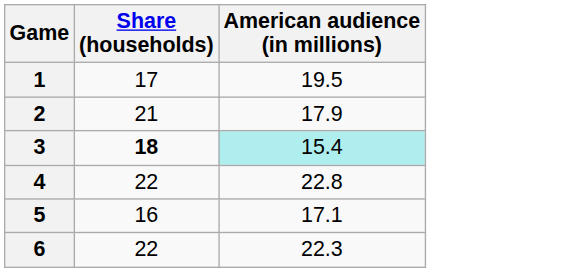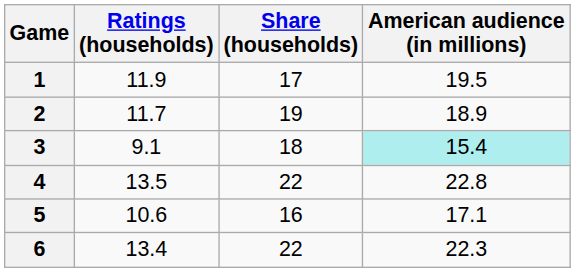+ column: (146, 33)
(146, 113) 21 -> (291, 113) 19
(322, 113) 17.9 -> (466, 113) 18.9
(146, 147) bold -> (291, 147) normal
